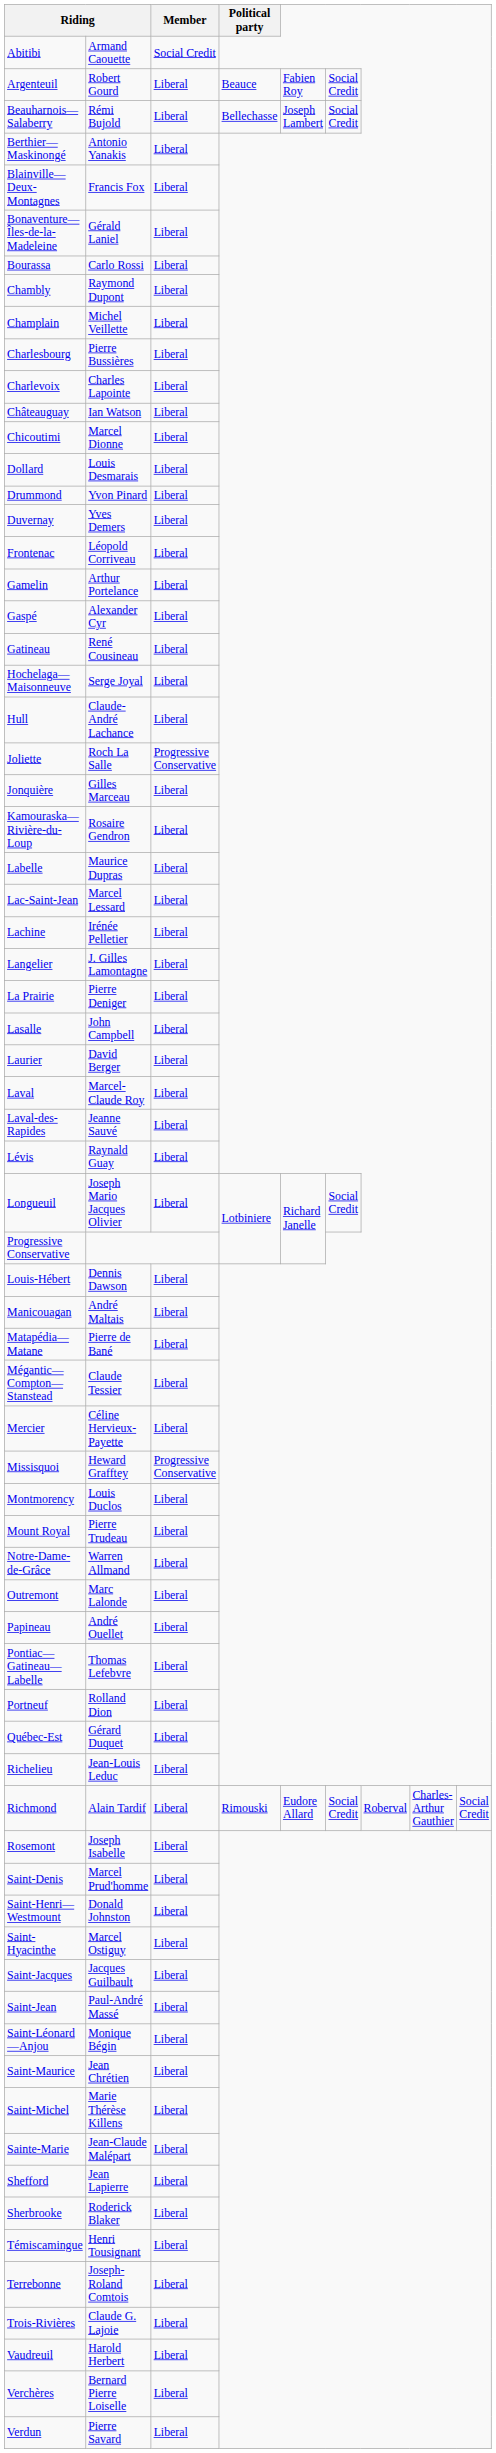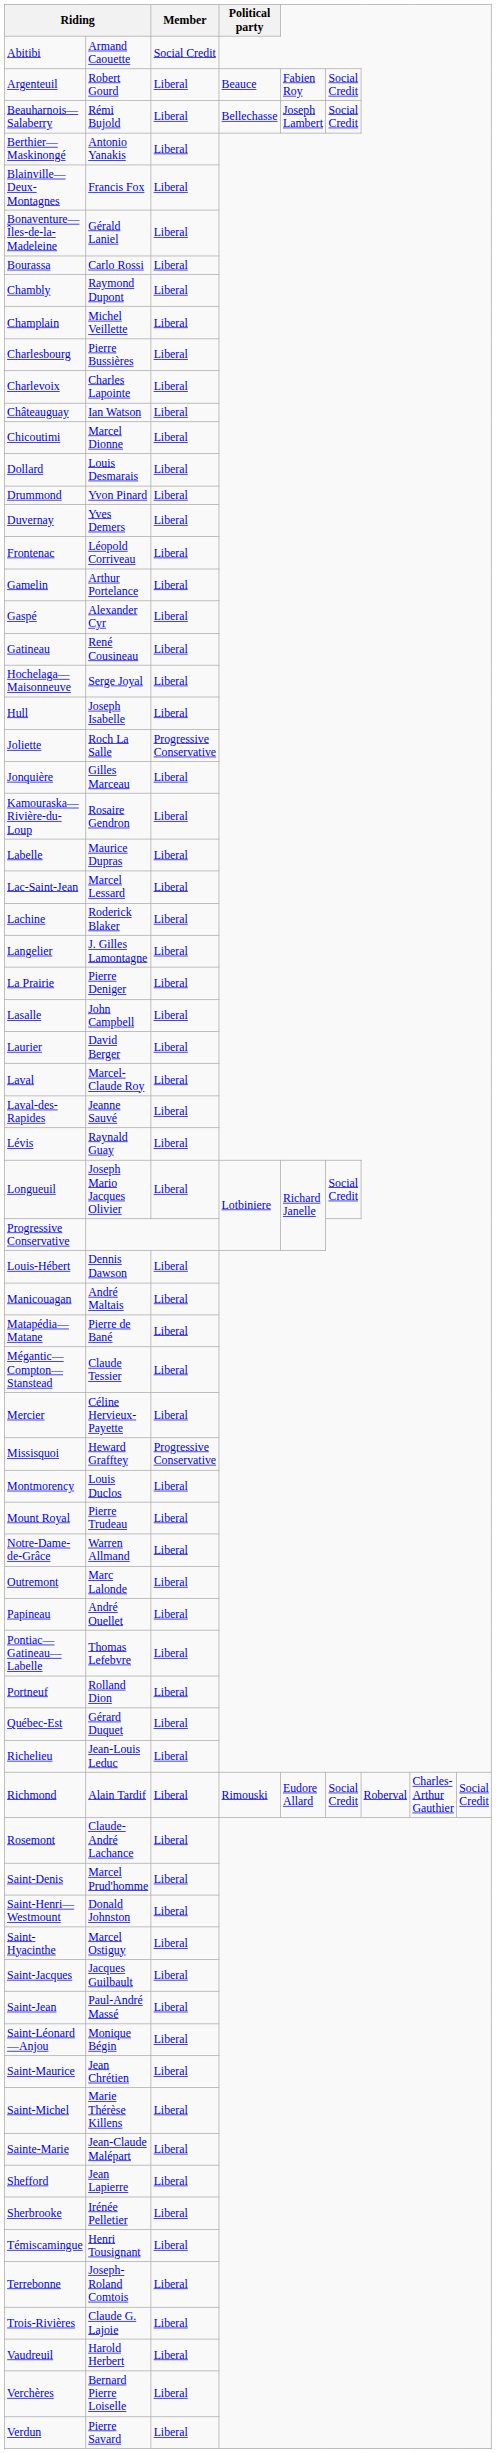(111, 720) Claude-André Lachance -> (107, 713) Joseph Isabelle
(108, 932) Irénée Pelletier -> (110, 919) Roderick Blaker
(107, 1847) Joseph Isabelle -> (111, 1840) Claude-André Lachance
(110, 2213) Roderick Blaker -> (108, 2213) Irénée Pelletier
